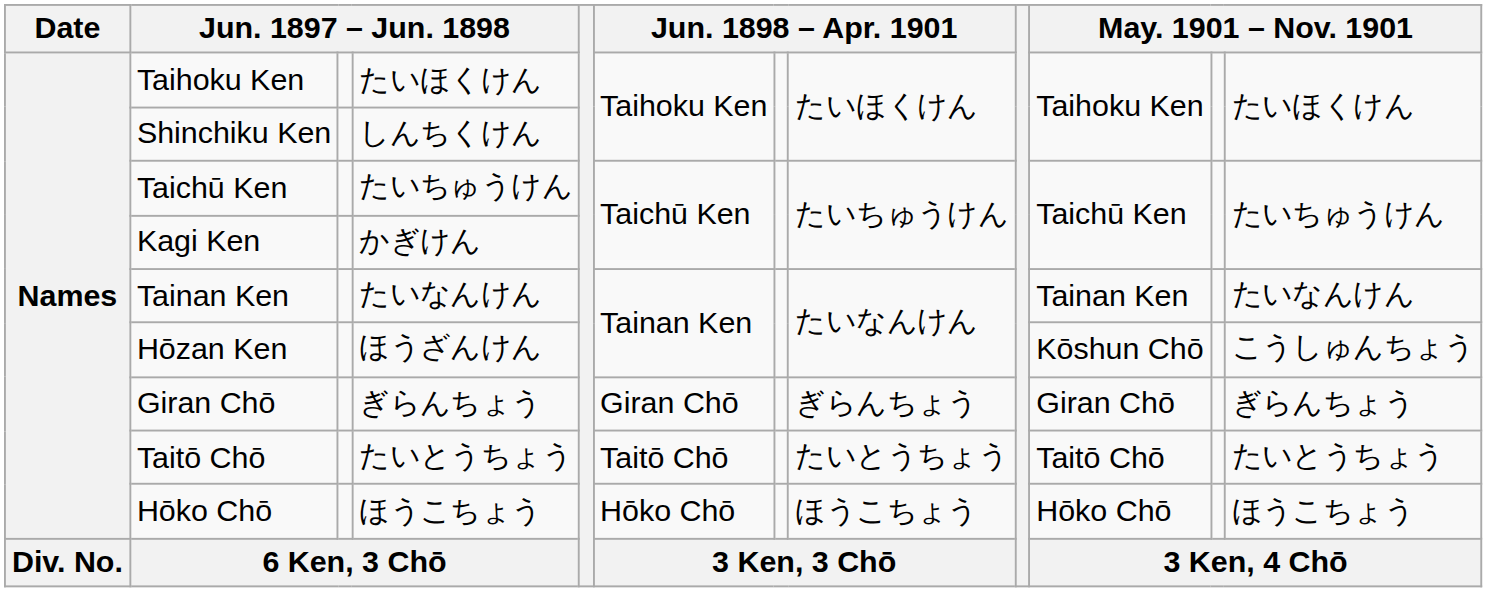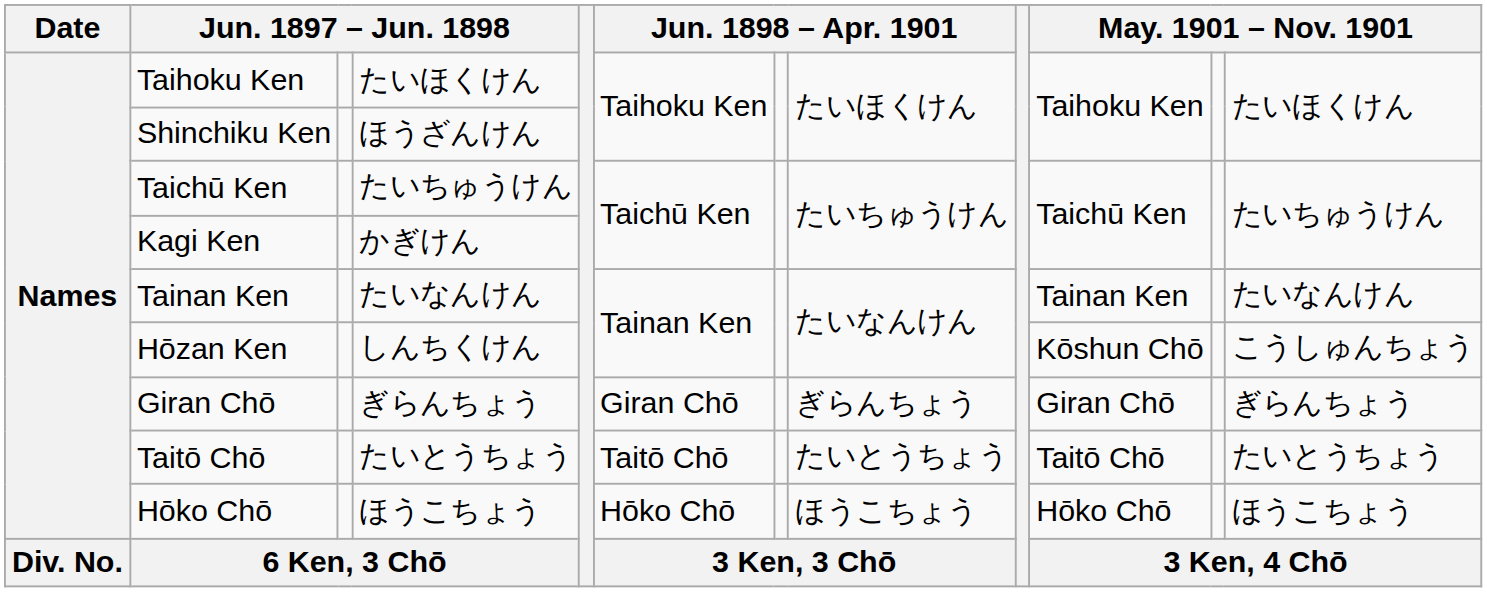(450, 132) しんちくけん -> (450, 132) ほうざんけん
(450, 348) ほうざんけん -> (450, 348) しんちくけん
